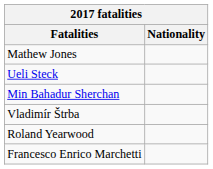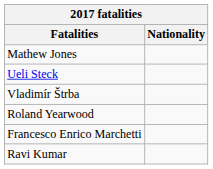- row: (63, 94)
+ row: (37, 154)
